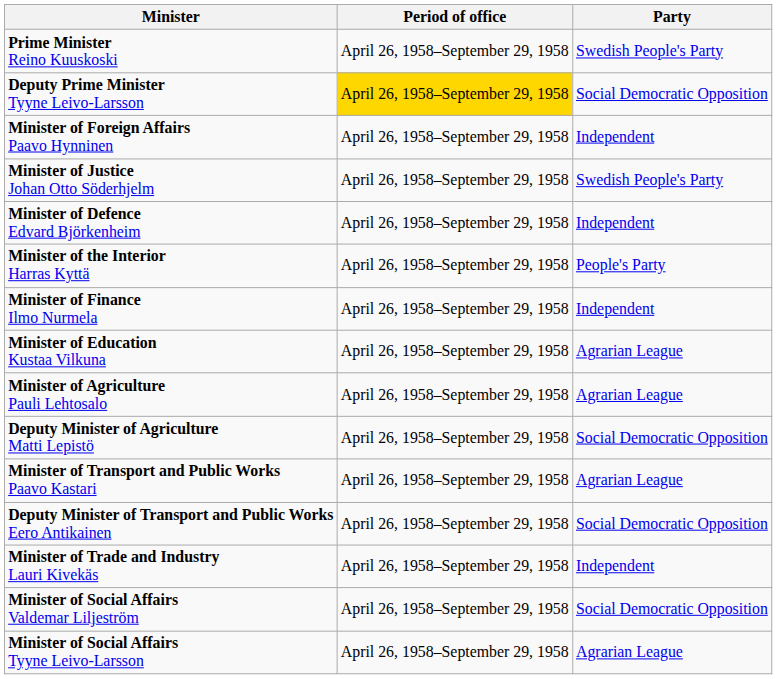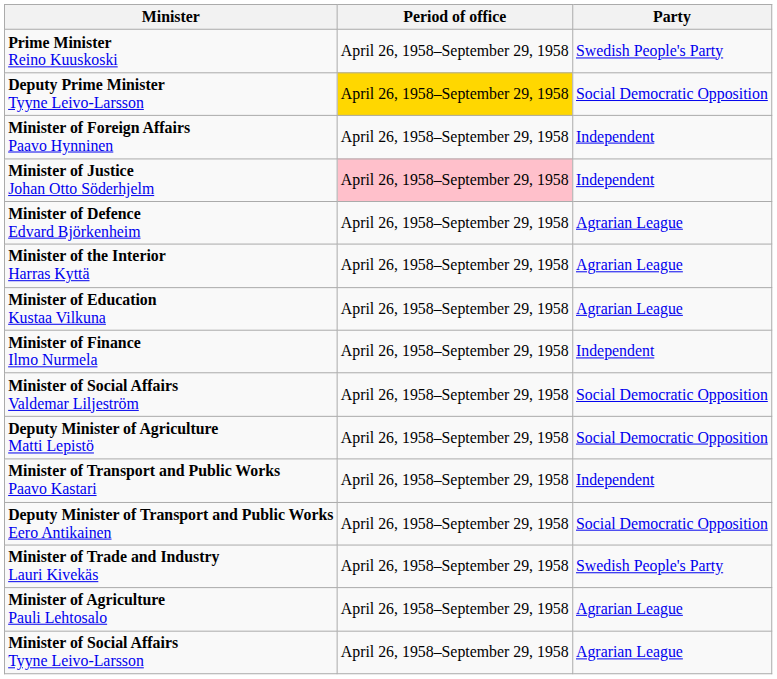(455, 179) no background -> (455, 179) pink background
(650, 179) Swedish People's Party -> (615, 179) Independent
(615, 222) Independent -> (629, 222) Agrarian League
(621, 265) People's Party -> (629, 265) Agrarian League
rows swapped: (74, 308) <-> (82, 351)
rows swapped: (87, 394) <-> (93, 609)
(629, 480) Agrarian League -> (615, 480) Independent
(615, 566) Independent -> (650, 566) Swedish People's Party
